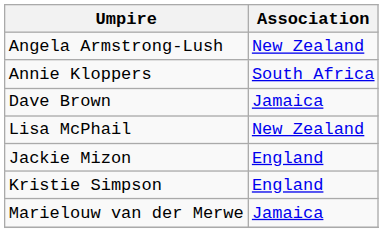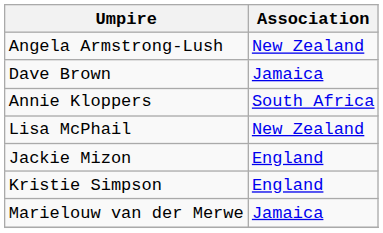rows swapped: (60, 102) <-> (80, 74)
